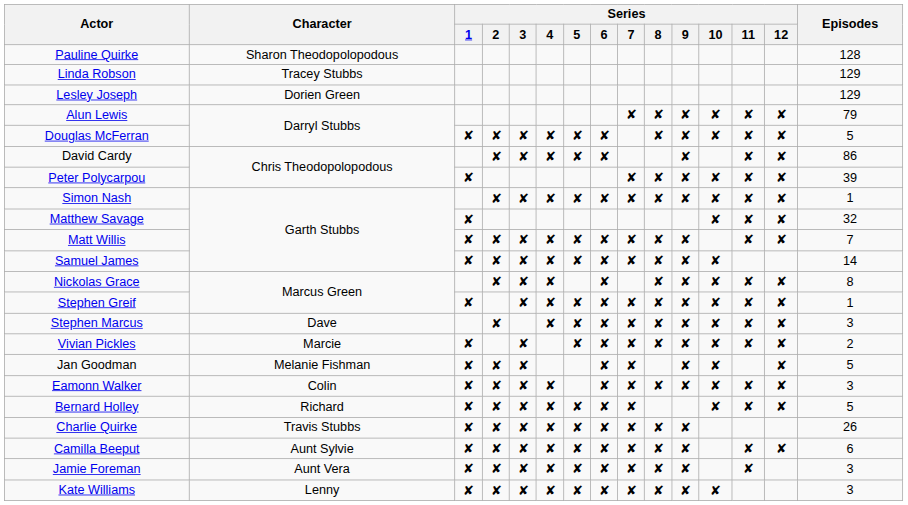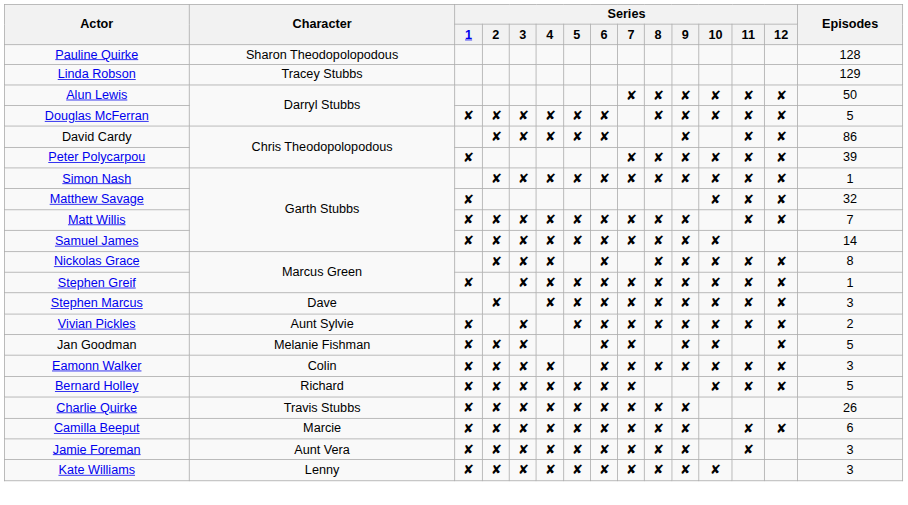- row: (97, 94)
(850, 115) 79 -> (850, 95) 50
(322, 344) Marcie -> (322, 324) Aunt Sylvie
(322, 448) Aunt Sylvie -> (322, 428) Marcie
